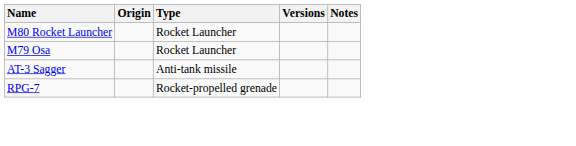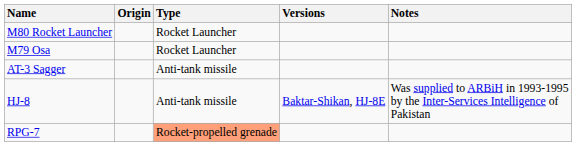+ row: (18, 100)
(216, 87) no background -> (216, 132) lightsalmon background
